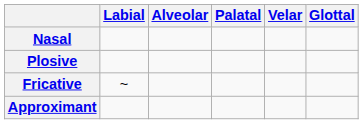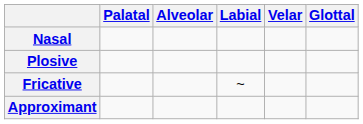columns swapped: (124, 15) <-> (238, 15)
